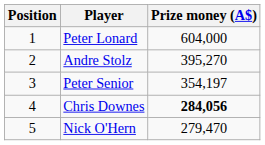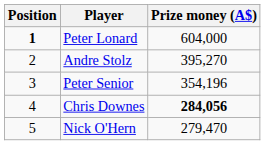(32, 38) normal -> (32, 38) bold
(204, 83) 354,197 -> (204, 83) 354,196
